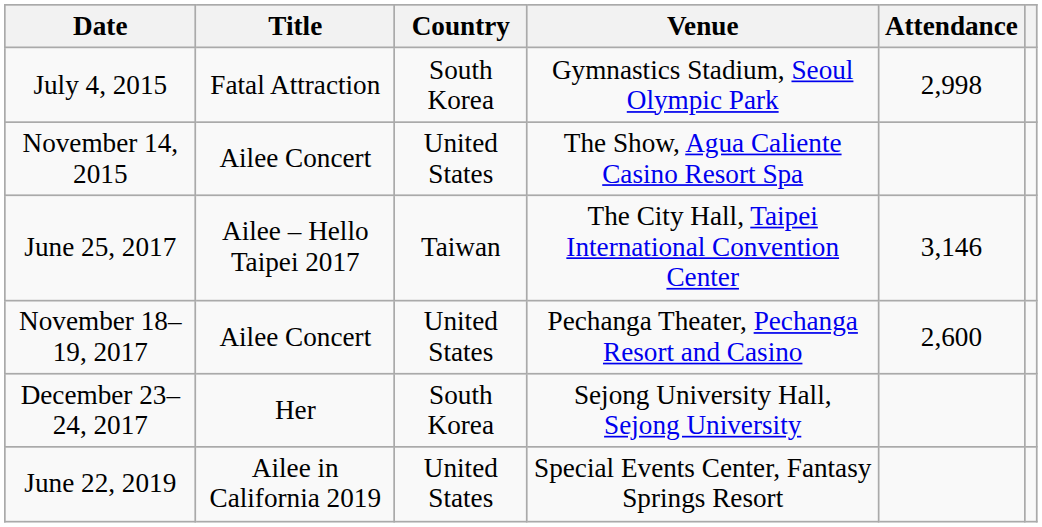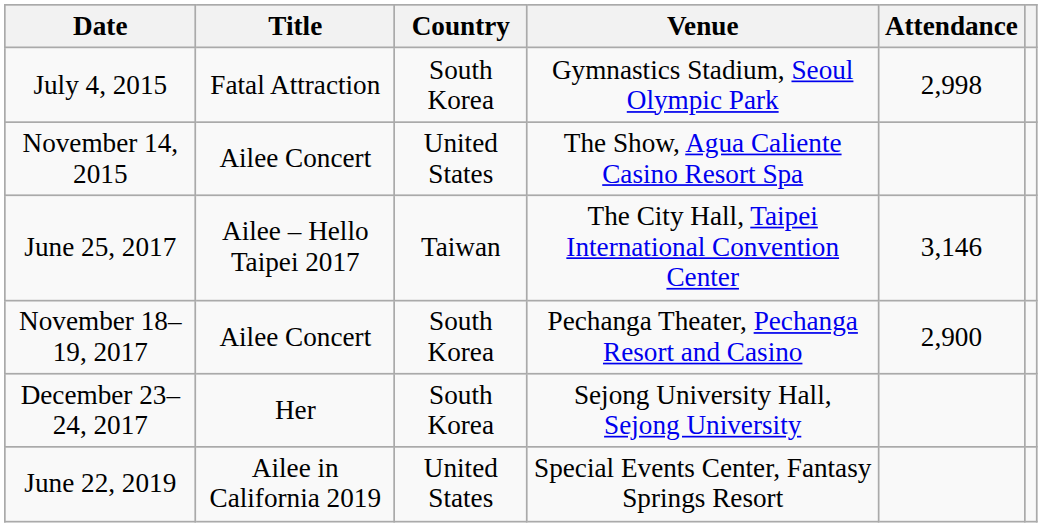(461, 336) United States -> (461, 336) South Korea
(951, 336) 2,600 -> (951, 336) 2,900
